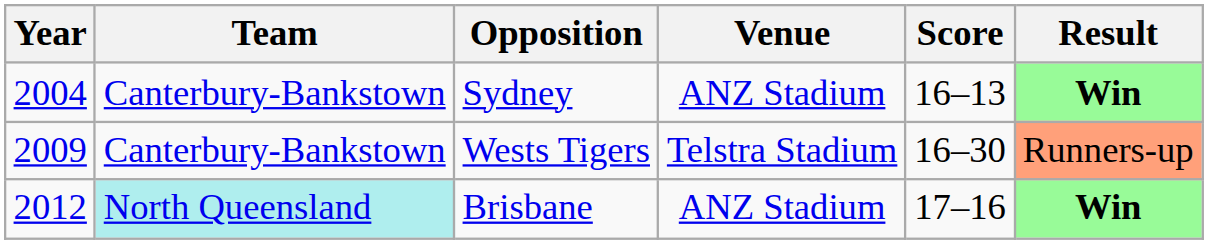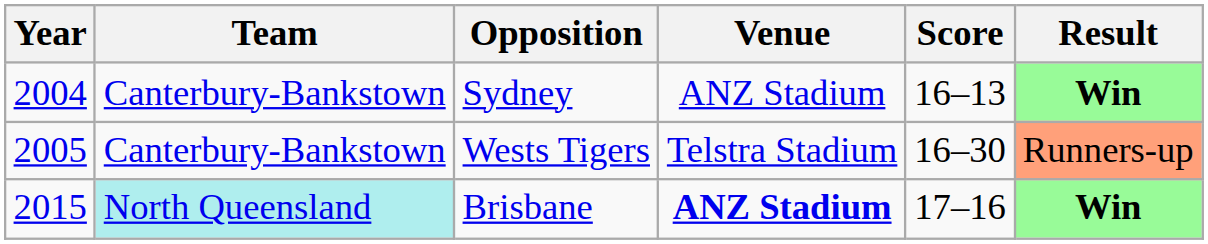(50, 149) 2009 -> (50, 149) 2005
(50, 207) 2012 -> (50, 207) 2015
(782, 207) normal -> (782, 207) bold
